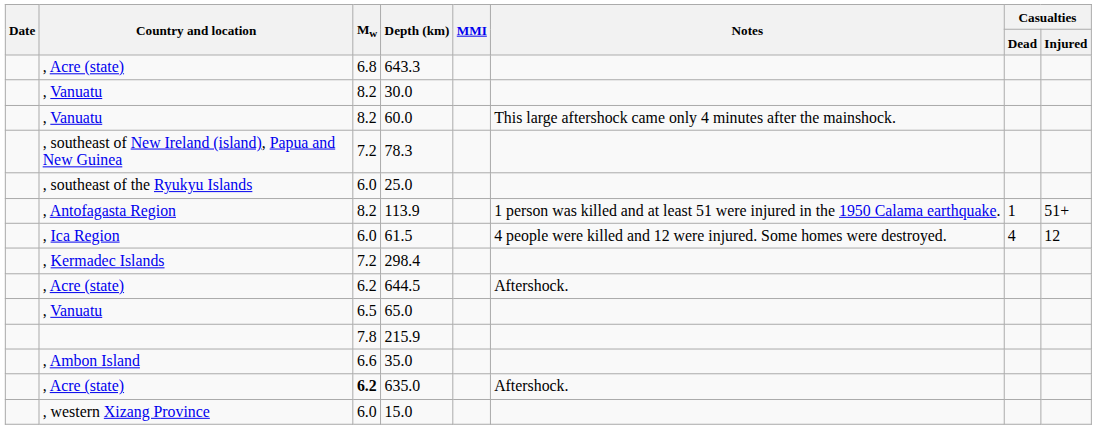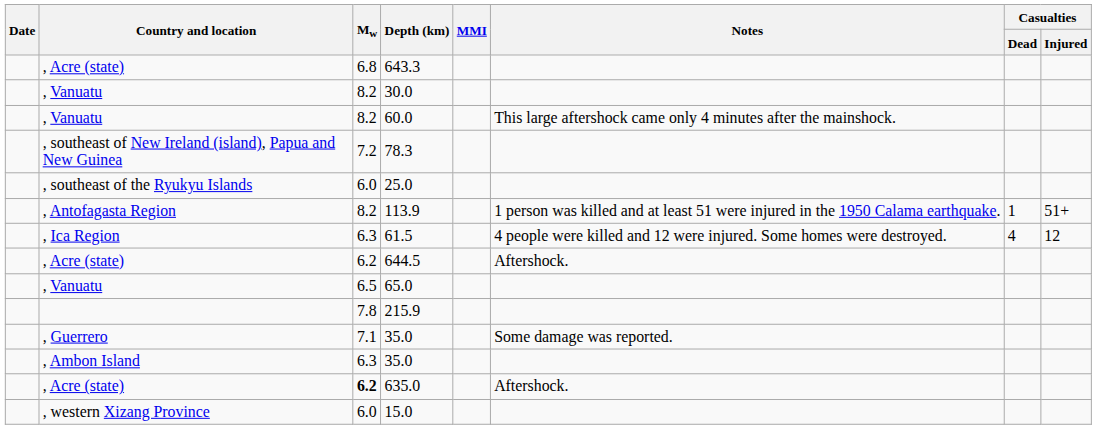(367, 235) 6.0 -> (367, 235) 6.3
- row: (104, 260)
+ row: (75, 336)
(367, 361) 6.6 -> (367, 361) 6.3
